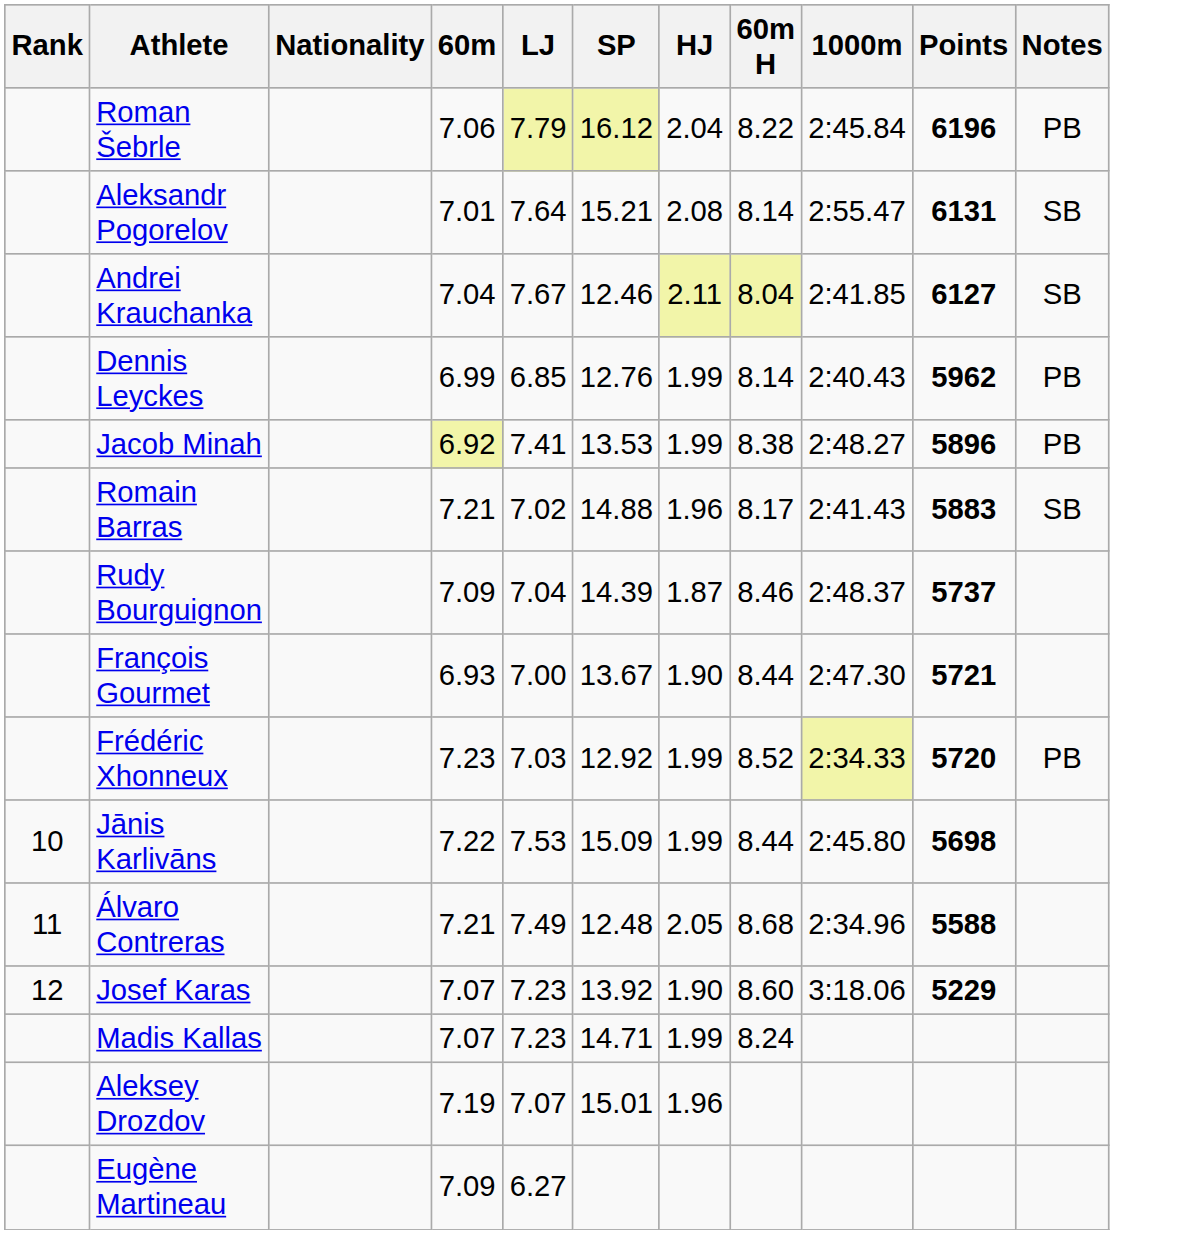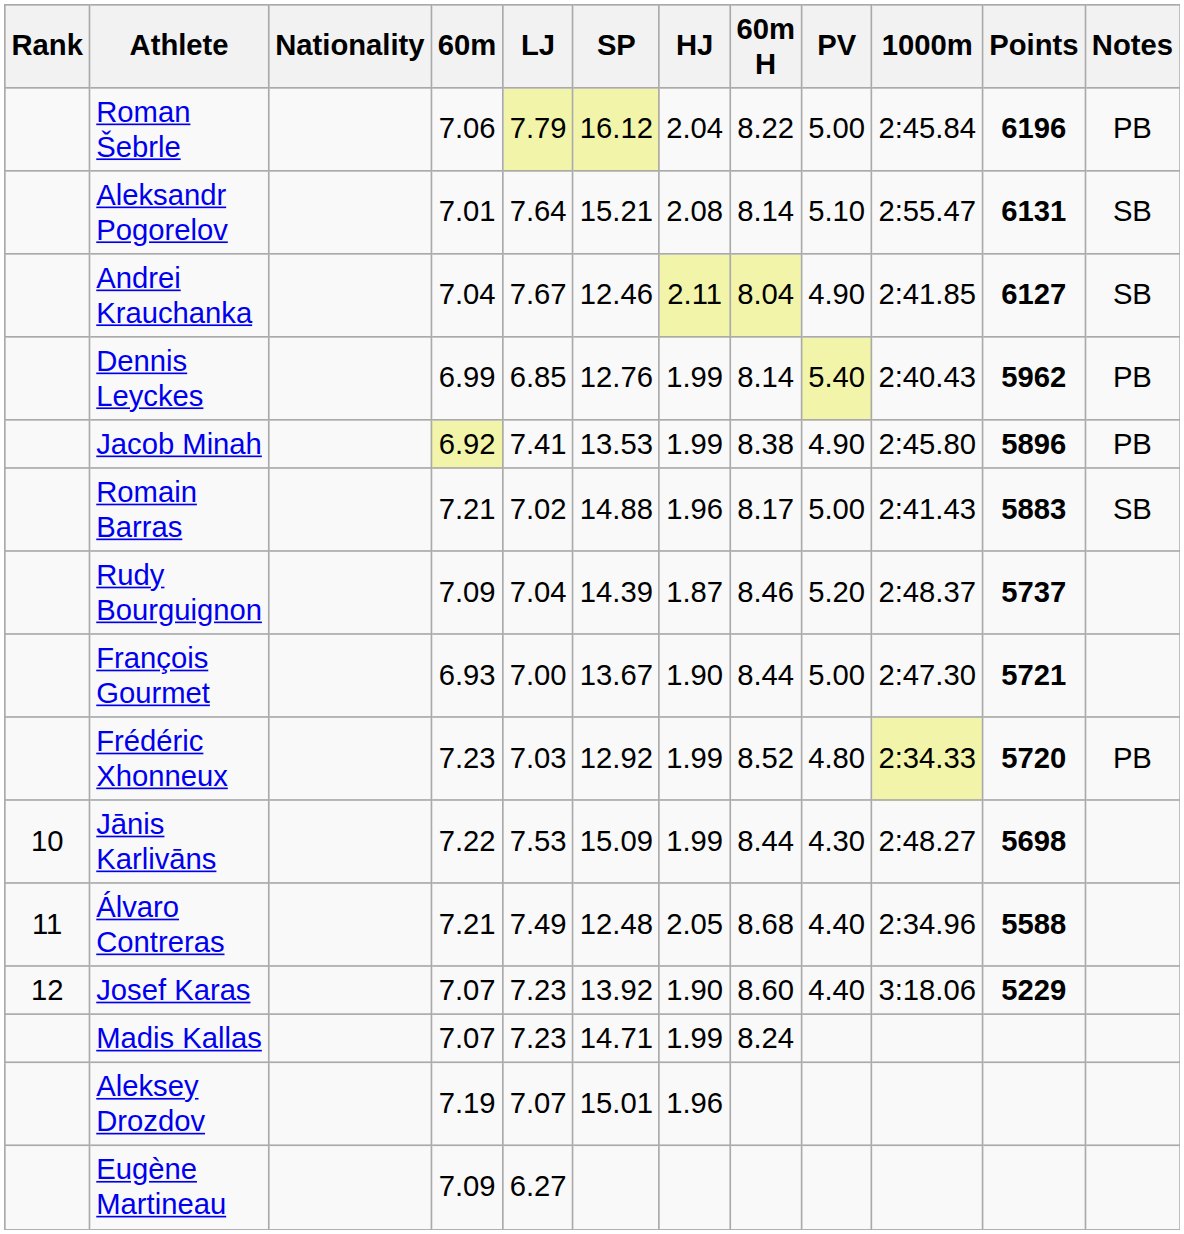+ column: (837, 45)
(857, 443) 2:48.27 -> (927, 443) 2:45.80
(857, 841) 2:45.80 -> (927, 841) 2:48.27
